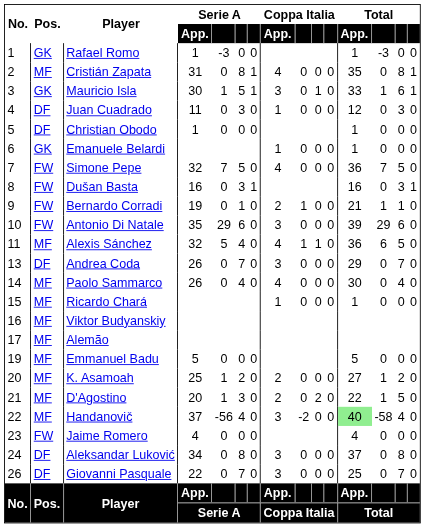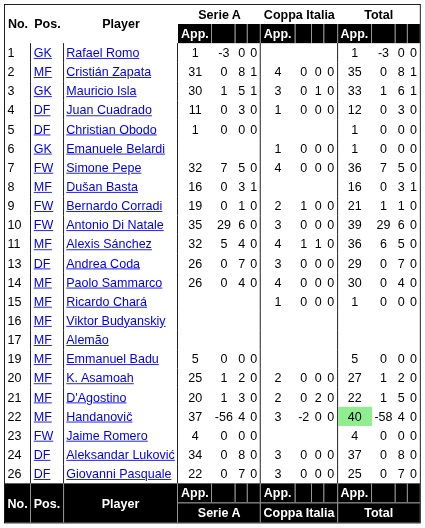(43, 187) FW -> (43, 187) MF
